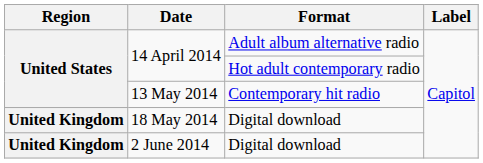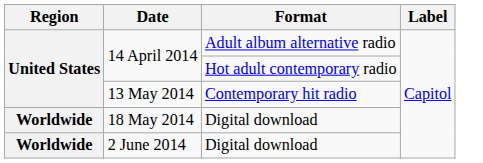(66, 119) United Kingdom -> (54, 119) Worldwide
(66, 145) United Kingdom -> (54, 145) Worldwide
